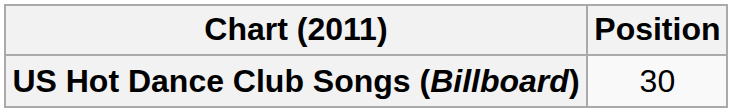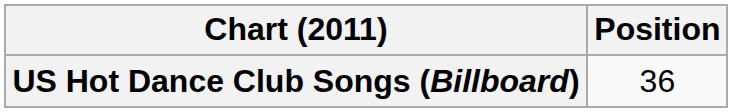(657, 80) 30 -> (657, 80) 36
